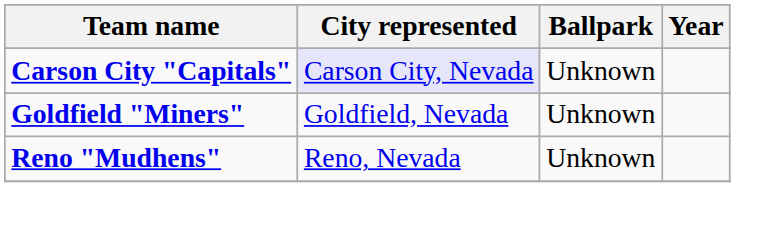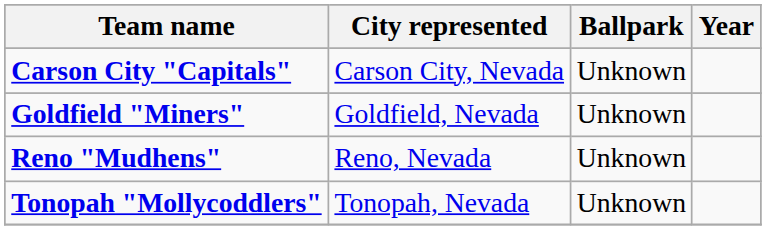(419, 70) lavender background -> (449, 70) no background
+ row: (166, 202)
